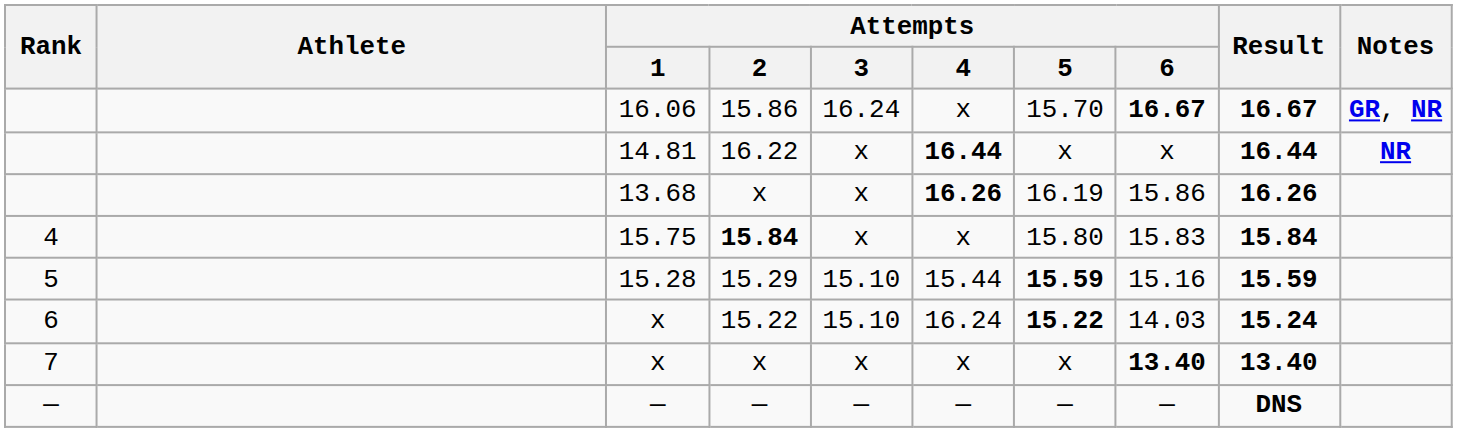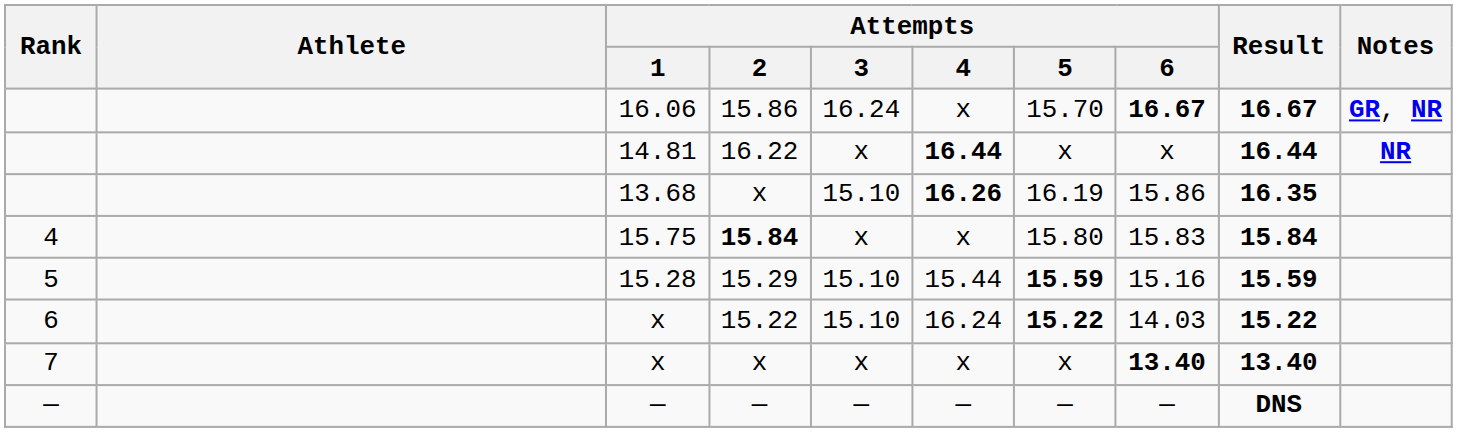(861, 195) x -> (861, 195) 15.10
(1279, 195) 16.26 -> (1279, 195) 16.35
(1279, 321) 15.24 -> (1279, 321) 15.22
